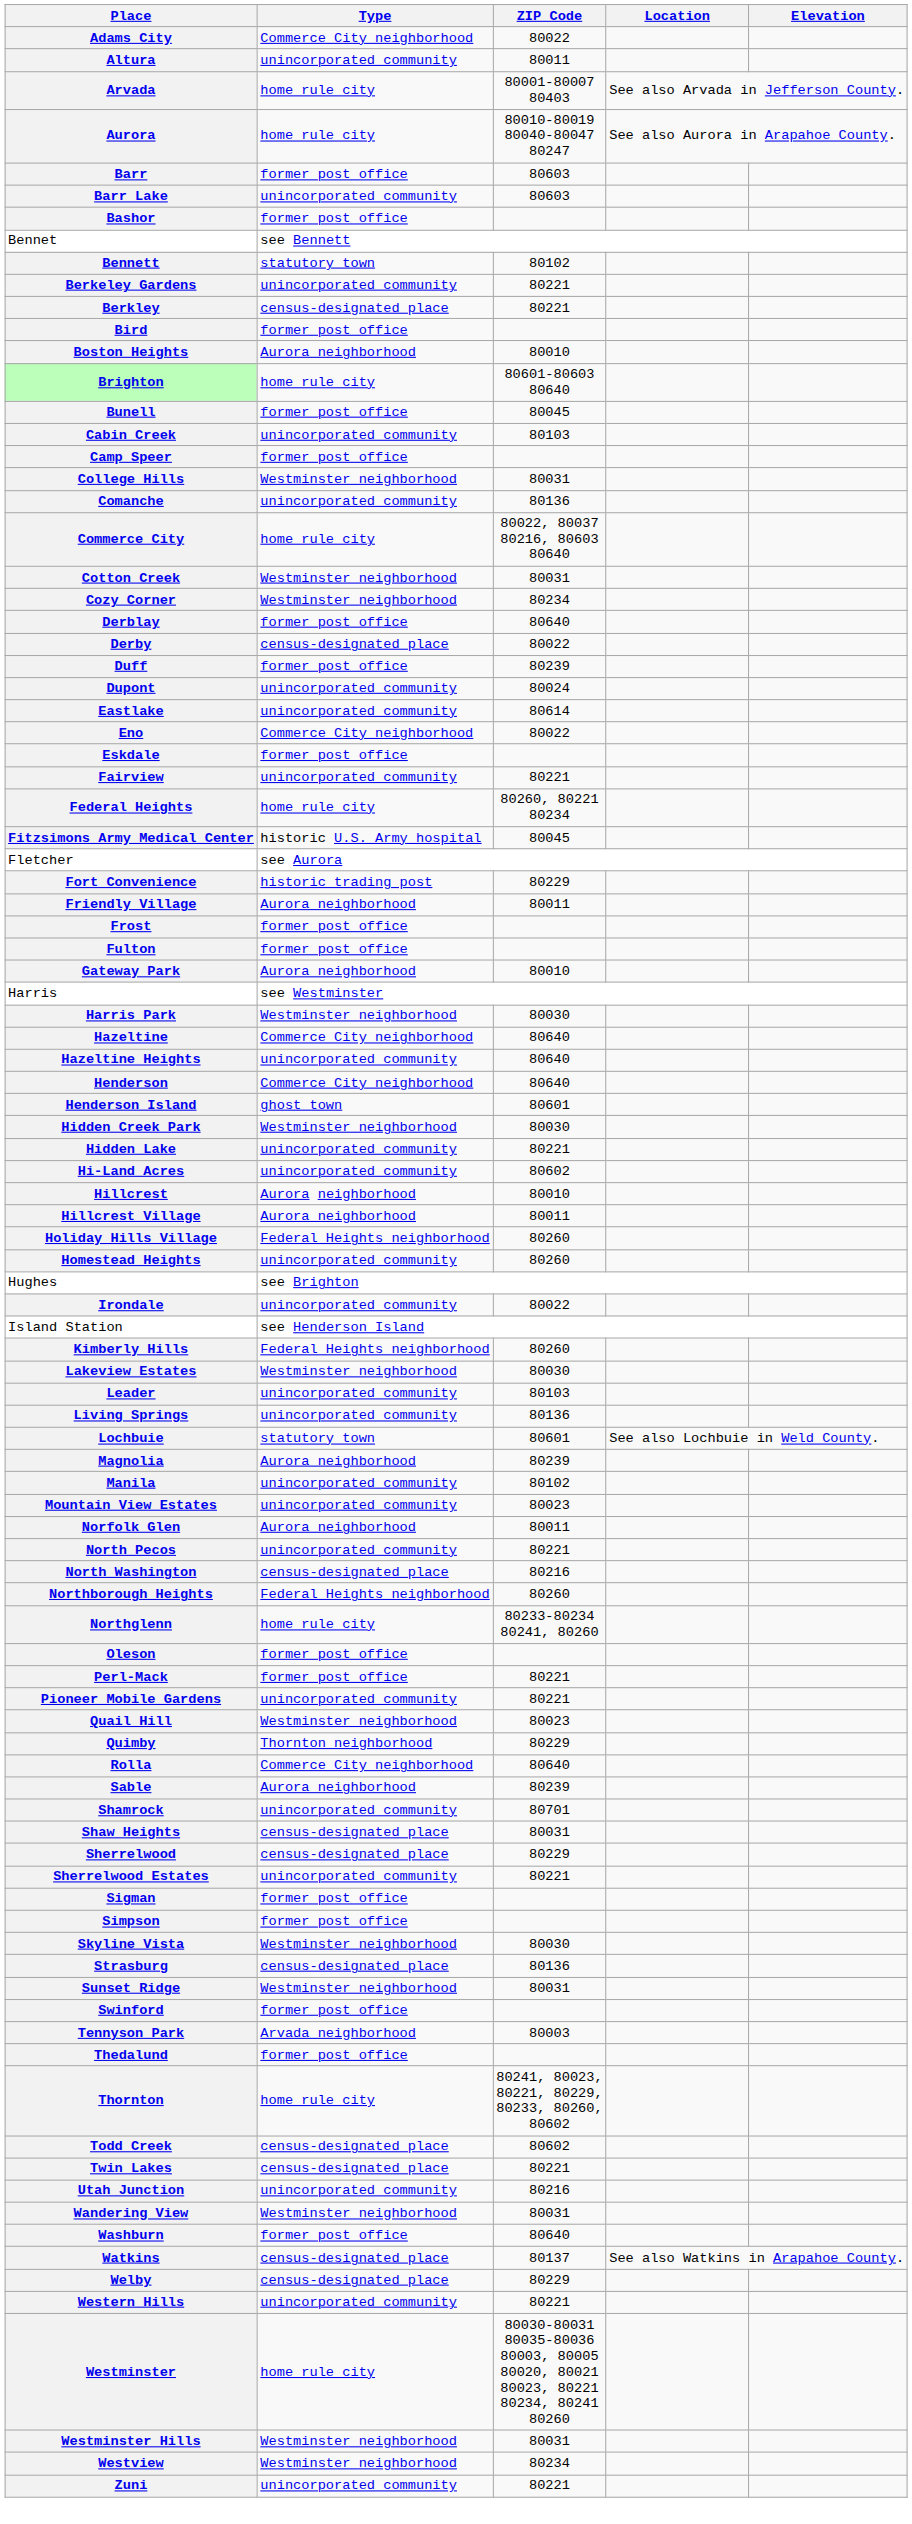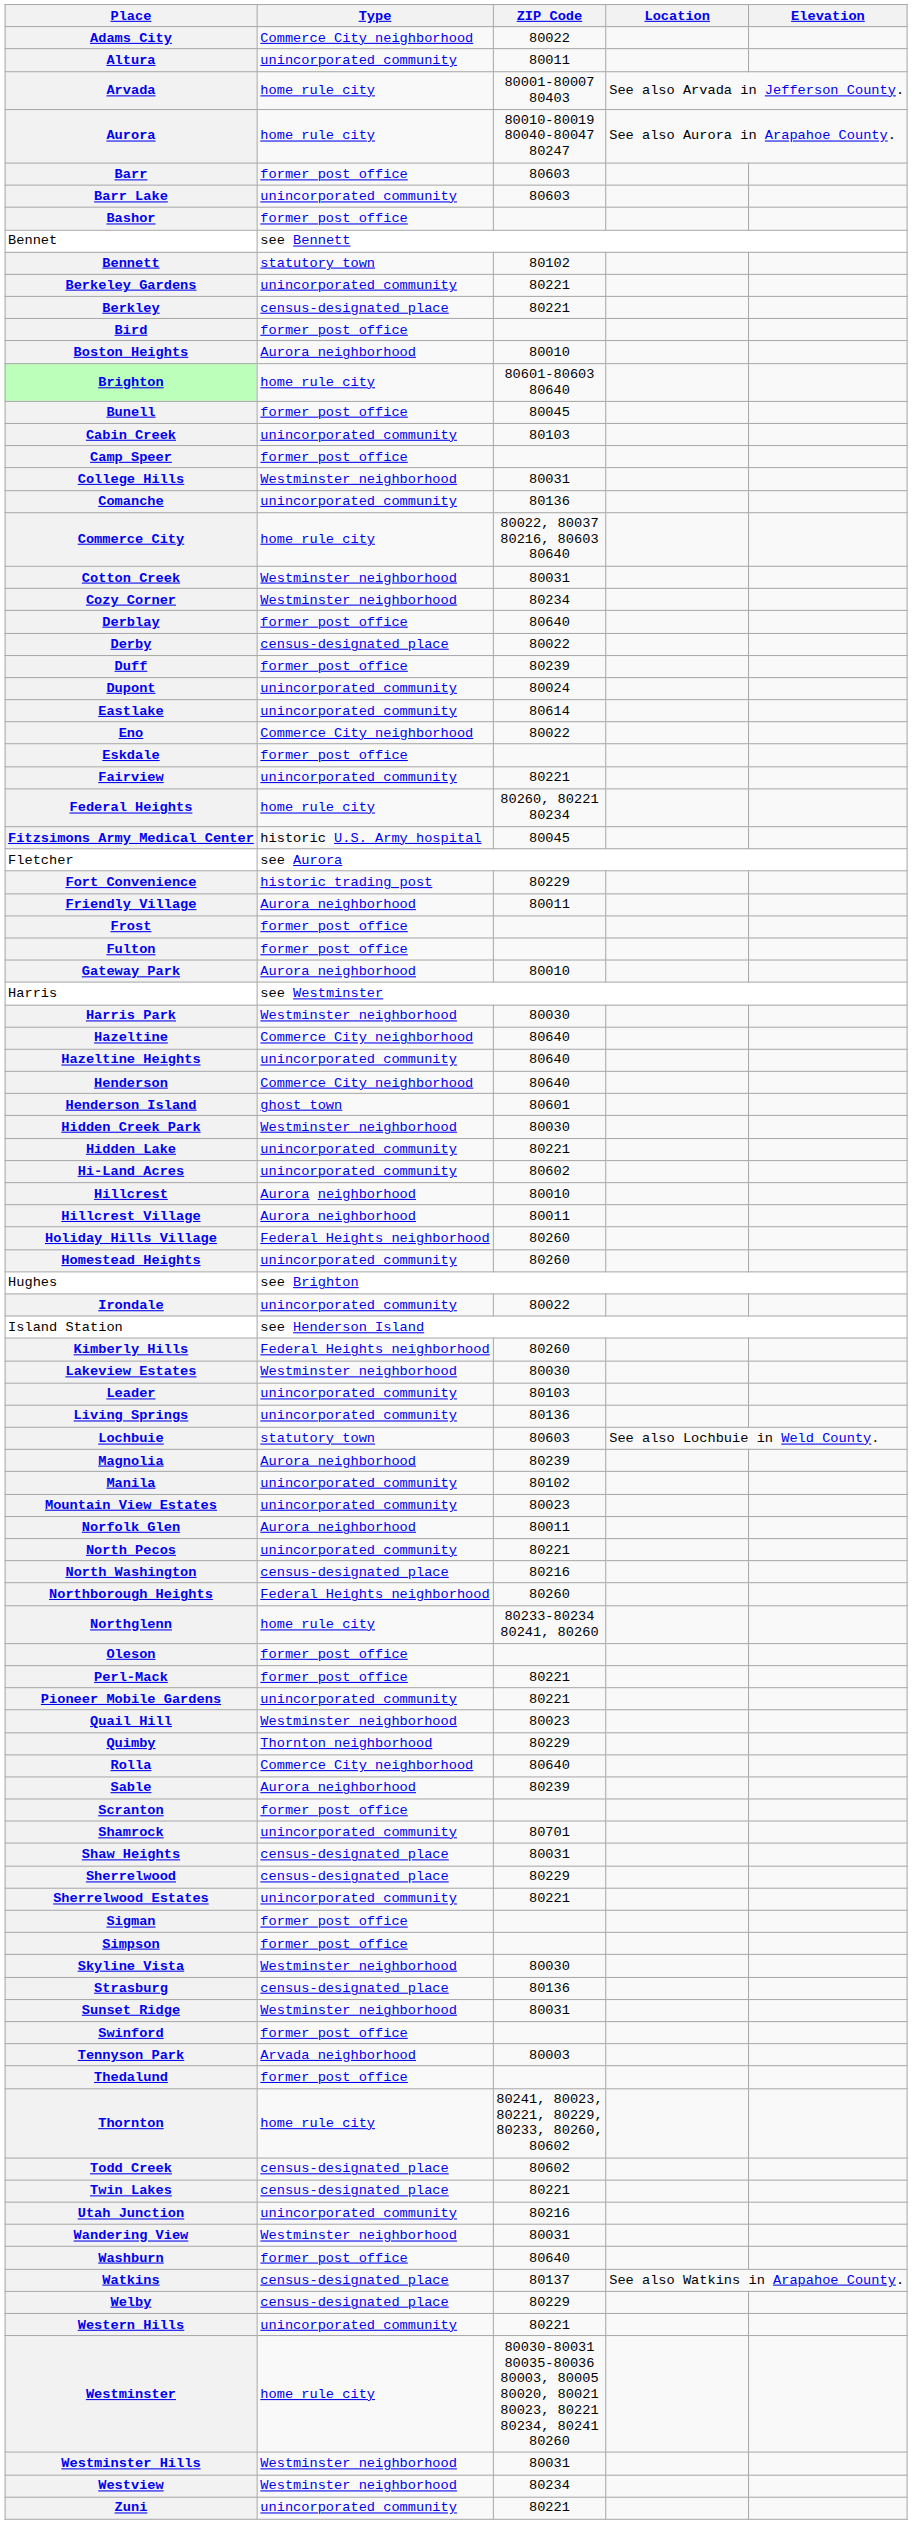(549, 1438) 80601 -> (549, 1438) 80603
+ row: (131, 1810)
